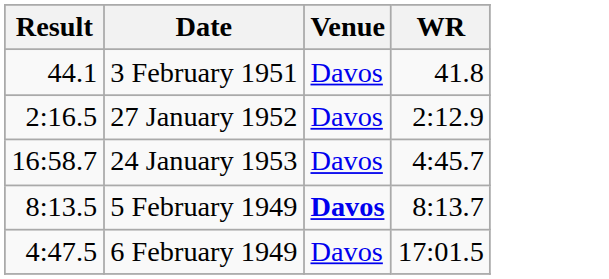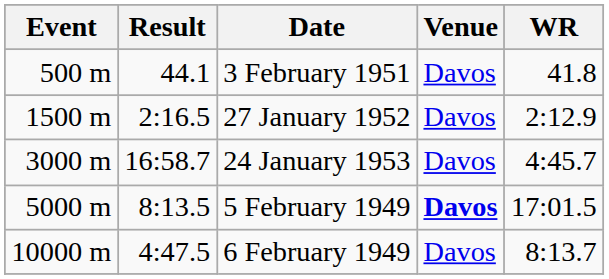+ column: (61, 26)
(448, 206) 8:13.7 -> (554, 206) 17:01.5
(441, 251) 17:01.5 -> (561, 251) 8:13.7
